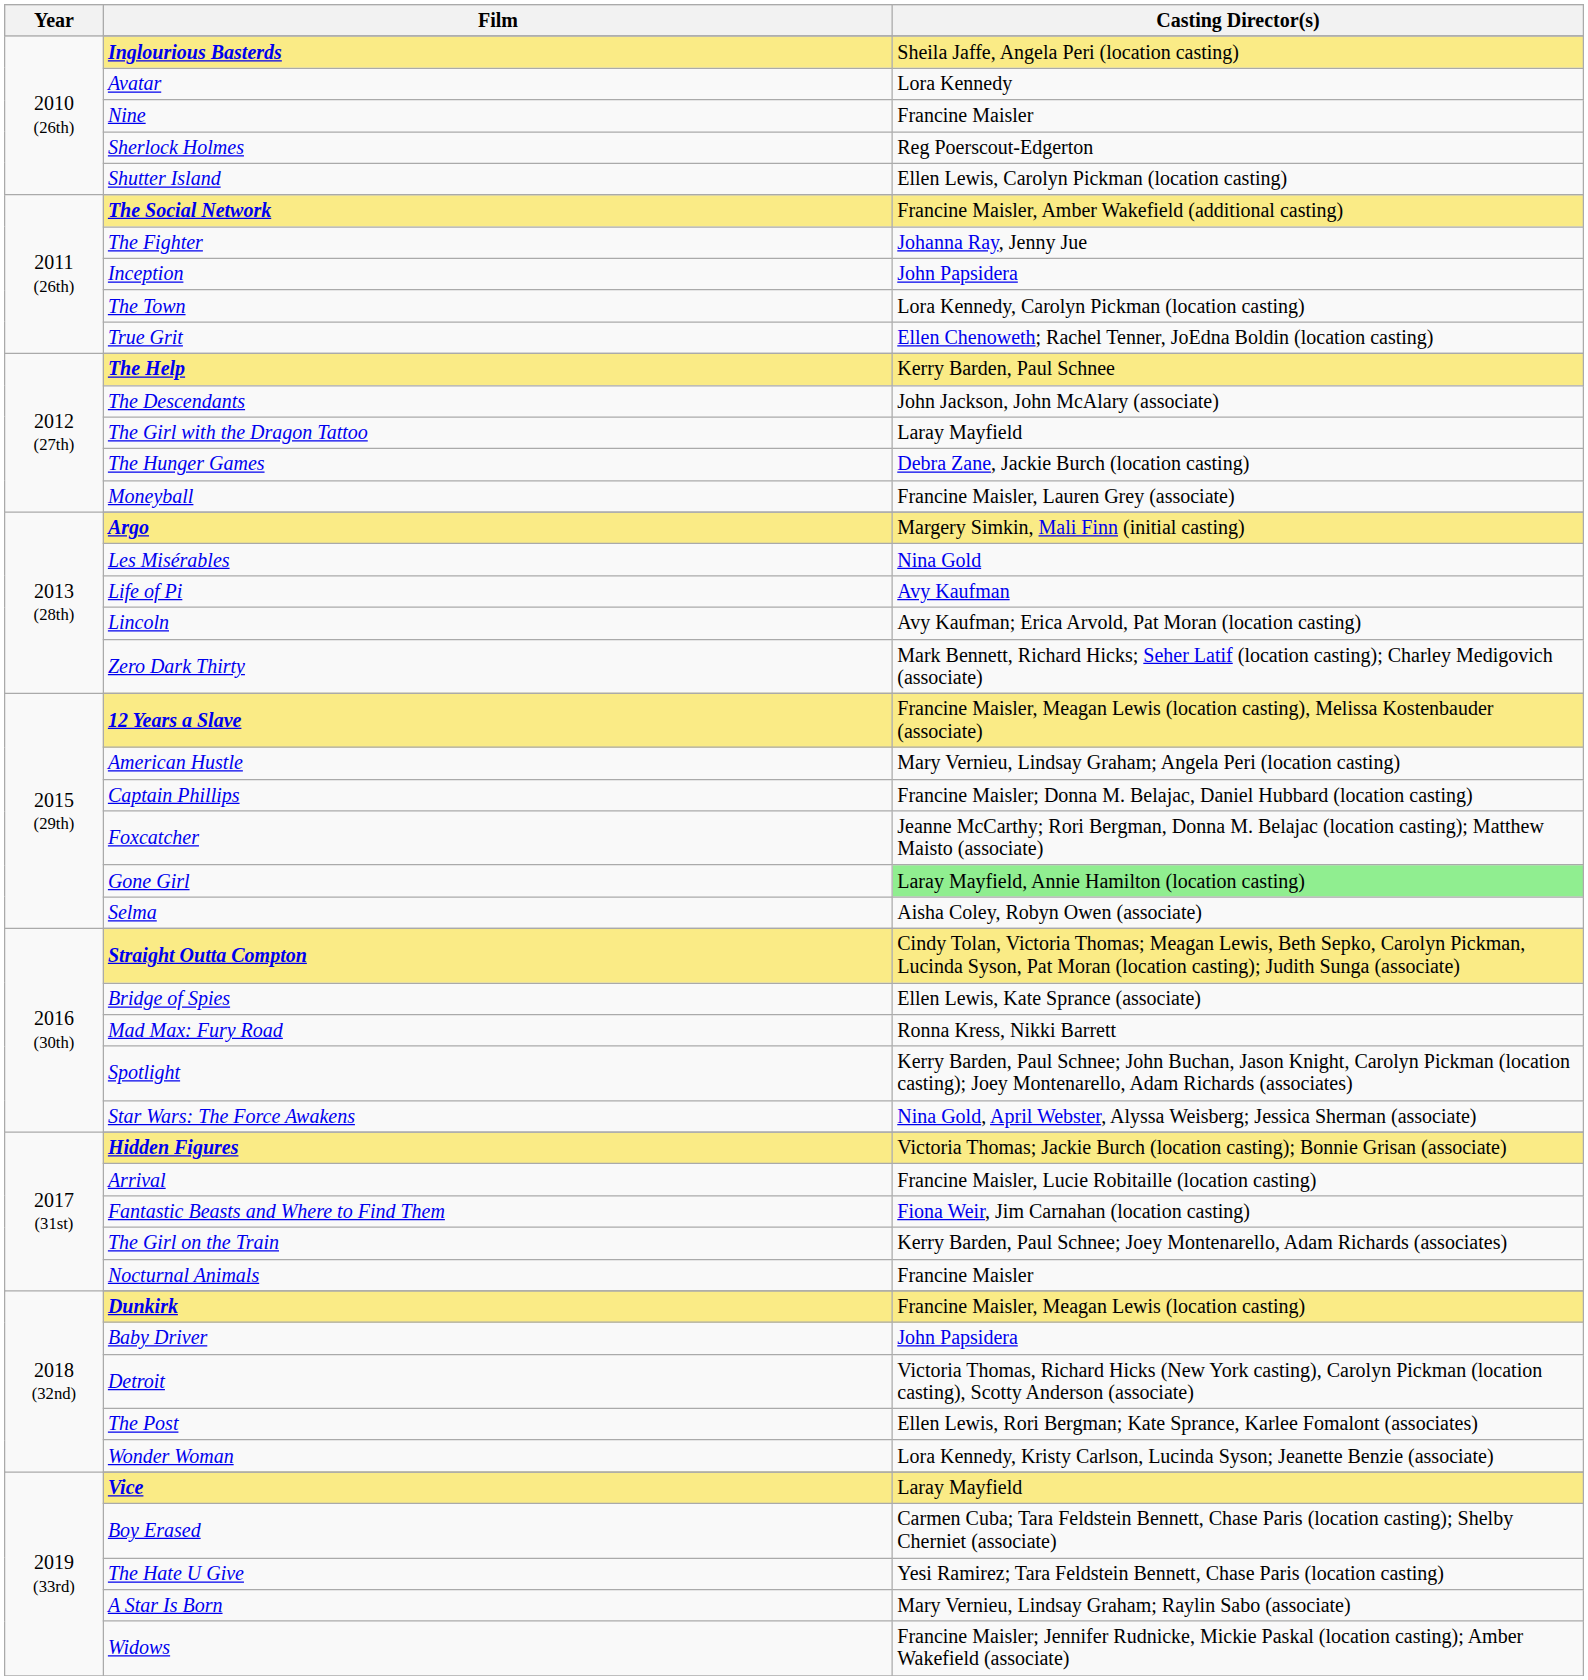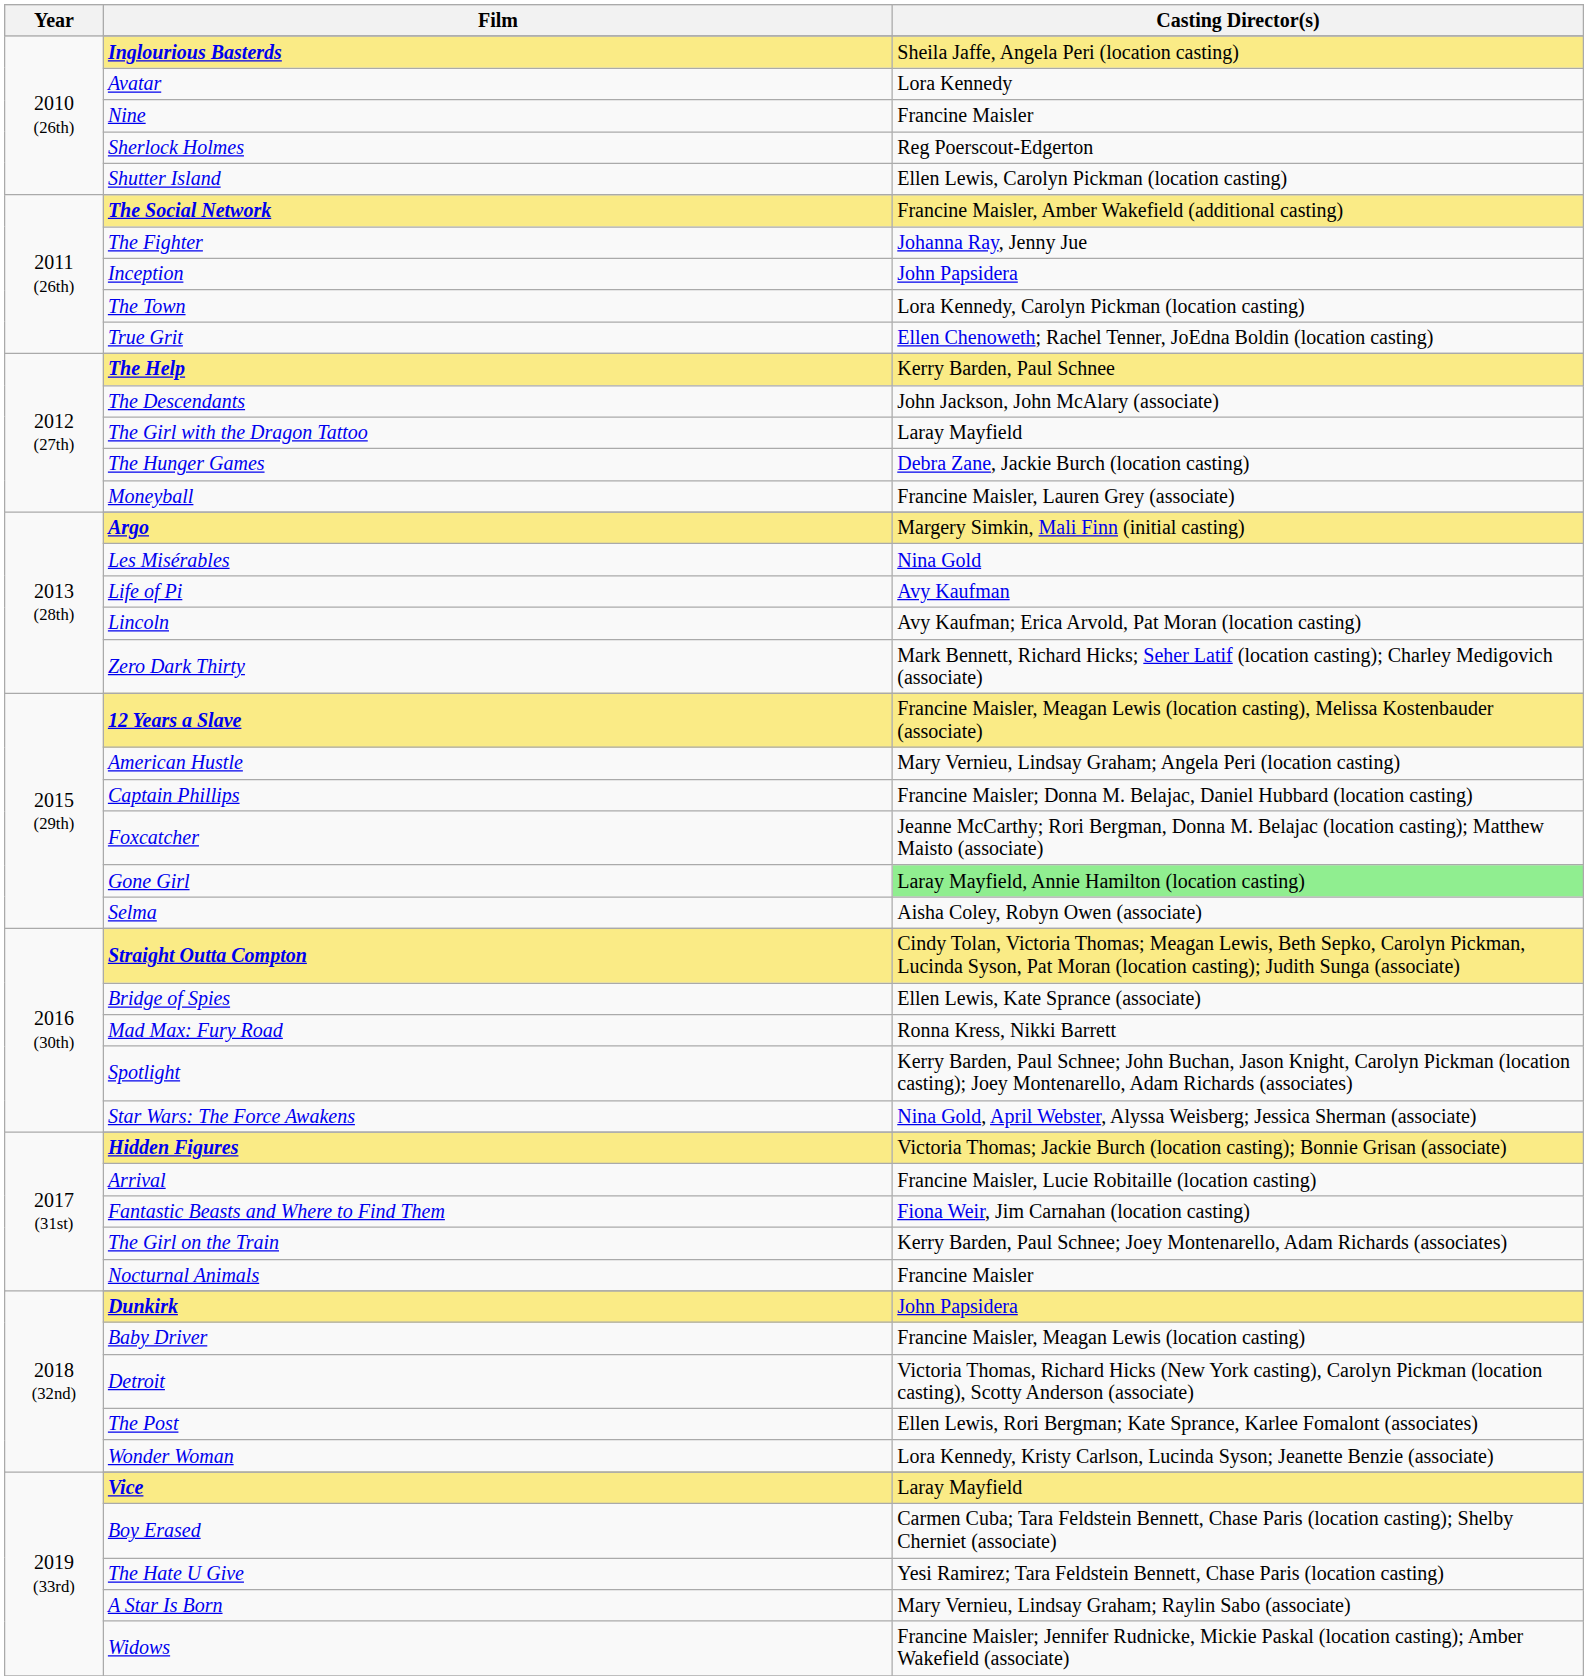(1101, 1306) Francine Maisler, Meagan Lewis (location casting) -> (958, 1306) John Papsidera
(958, 1338) John Papsidera -> (1101, 1338) Francine Maisler, Meagan Lewis (location casting)
